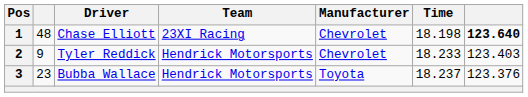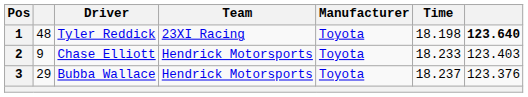(107, 35) Chase Elliott -> (107, 35) Tyler Reddick
(353, 35) Chevrolet -> (342, 35) Toyota
(107, 56) Tyler Reddick -> (107, 56) Chase Elliott
(353, 56) Chevrolet -> (342, 56) Toyota
(44, 76) 23 -> (44, 76) 29
